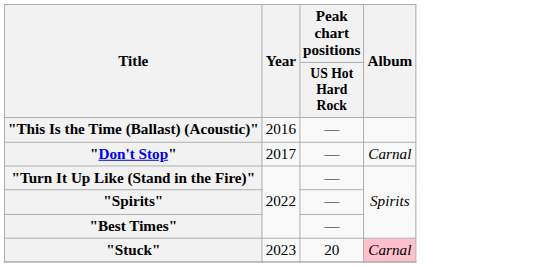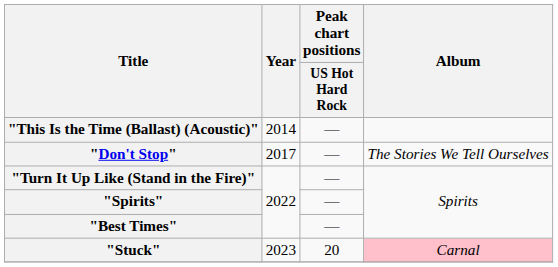(281, 129) 2016 -> (281, 129) 2014
(390, 153) Carnal -> (458, 153) The Stories We Tell Ourselves
